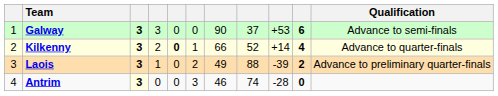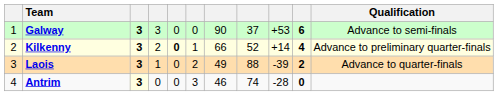(402, 47) Advance to quarter-finals -> (402, 47) Advance to preliminary quarter-finals
(402, 64) Advance to preliminary quarter-finals -> (402, 64) Advance to quarter-finals
